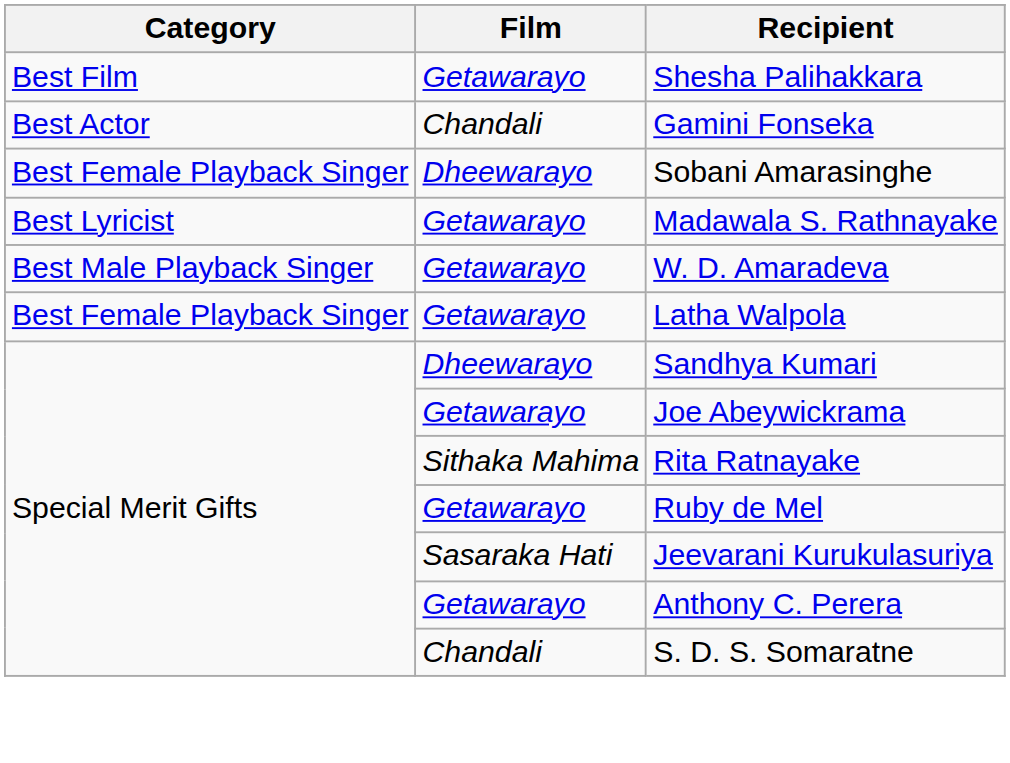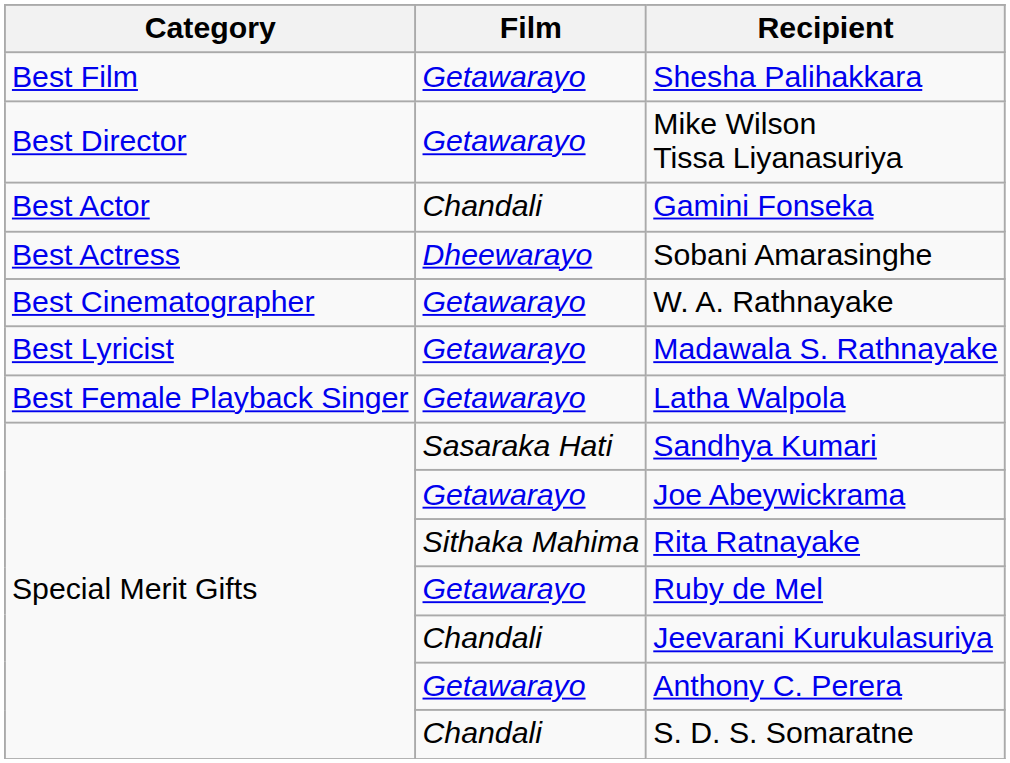+ row: (778, 141)
(210, 172) Best Female Playback Singer -> (96, 254) Best Actress
+ row: (773, 302)
- row: (771, 268)
(507, 364) Dheewarayo -> (517, 446) Sasaraka Hati
(517, 556) Sasaraka Hati -> (482, 638) Chandali
